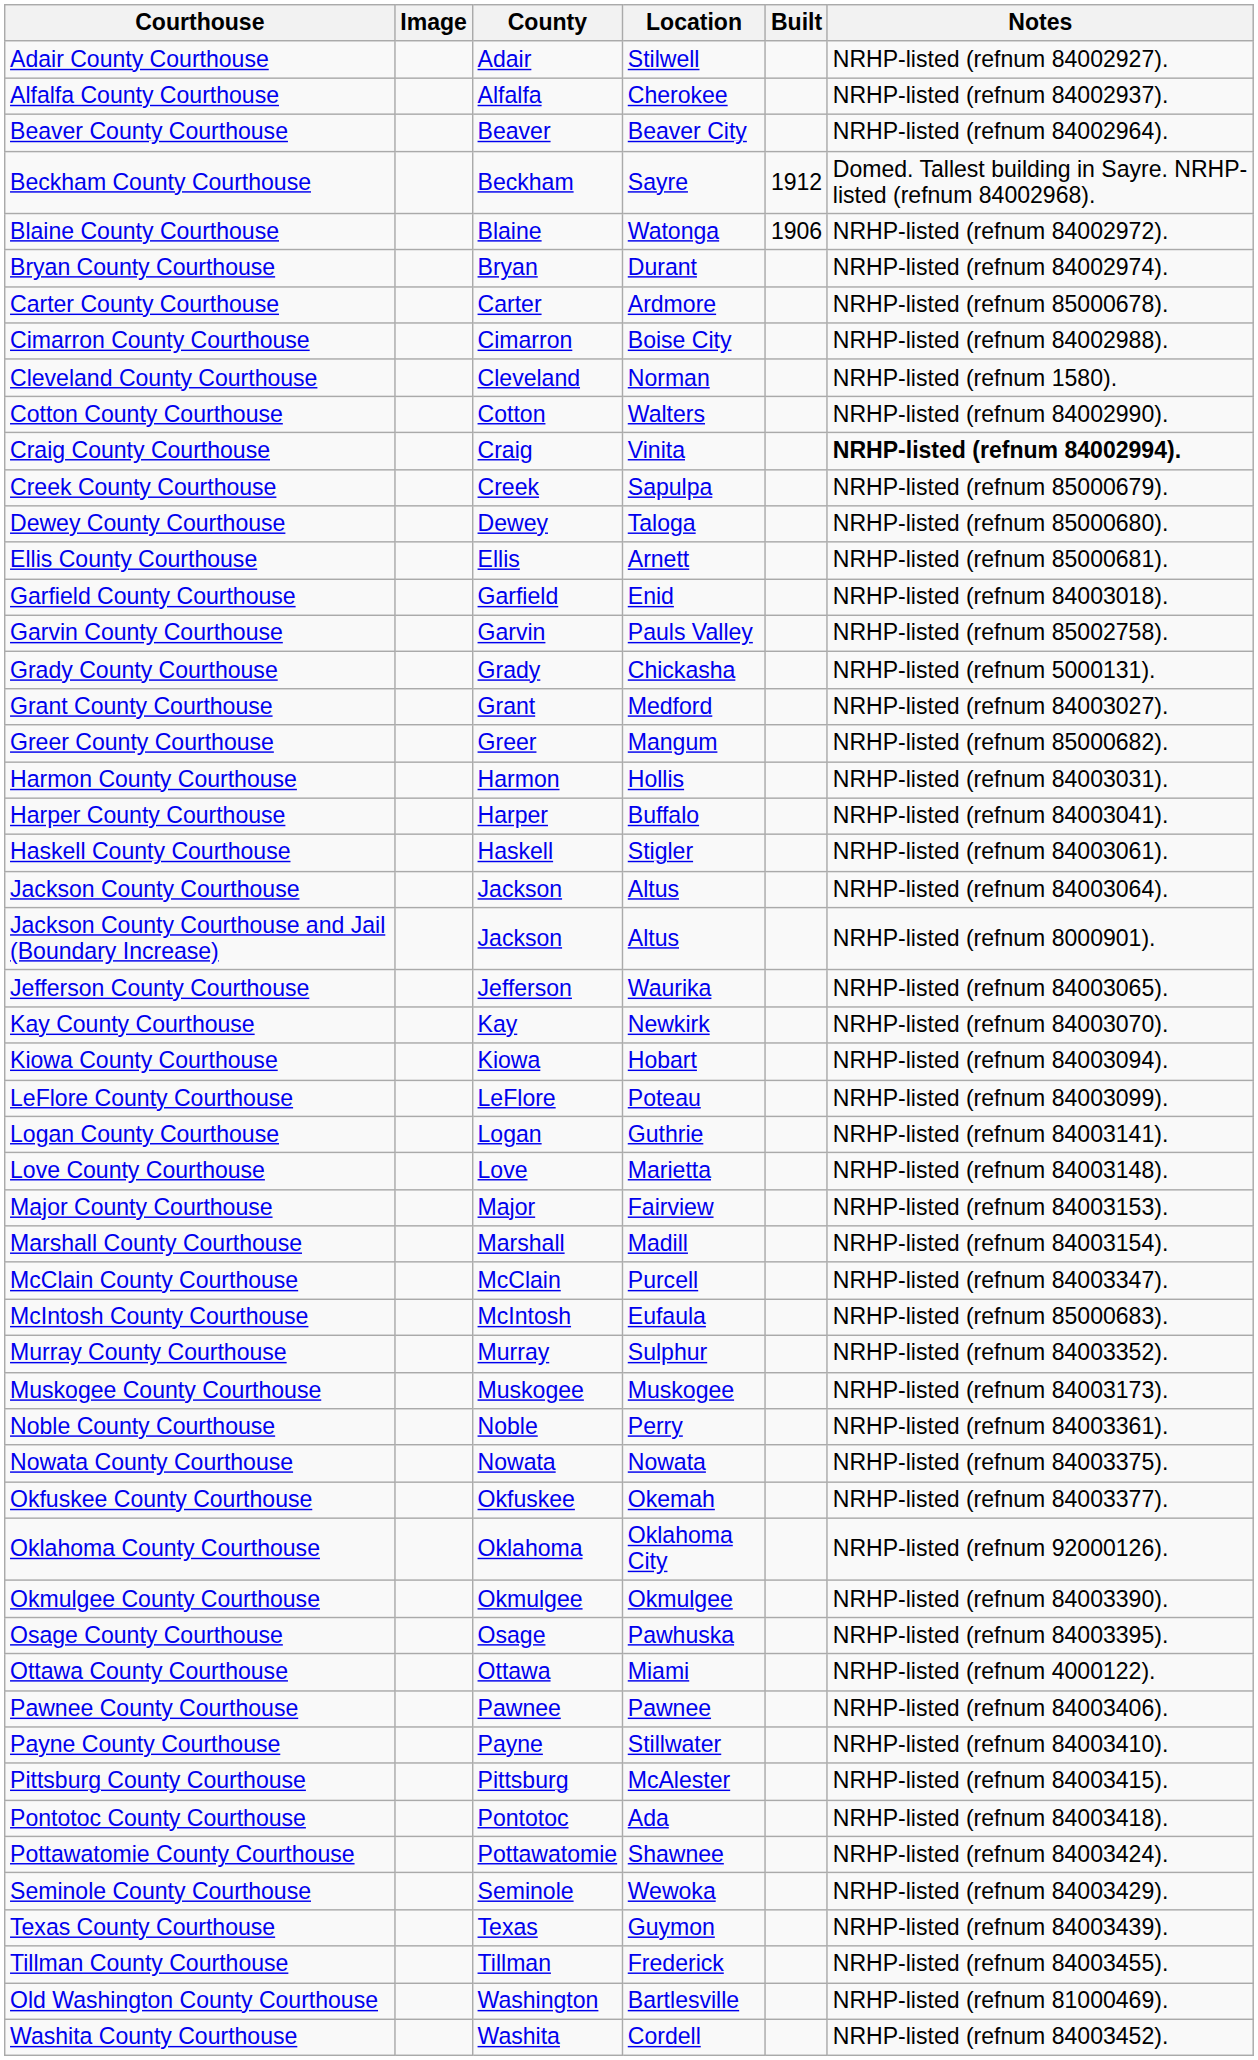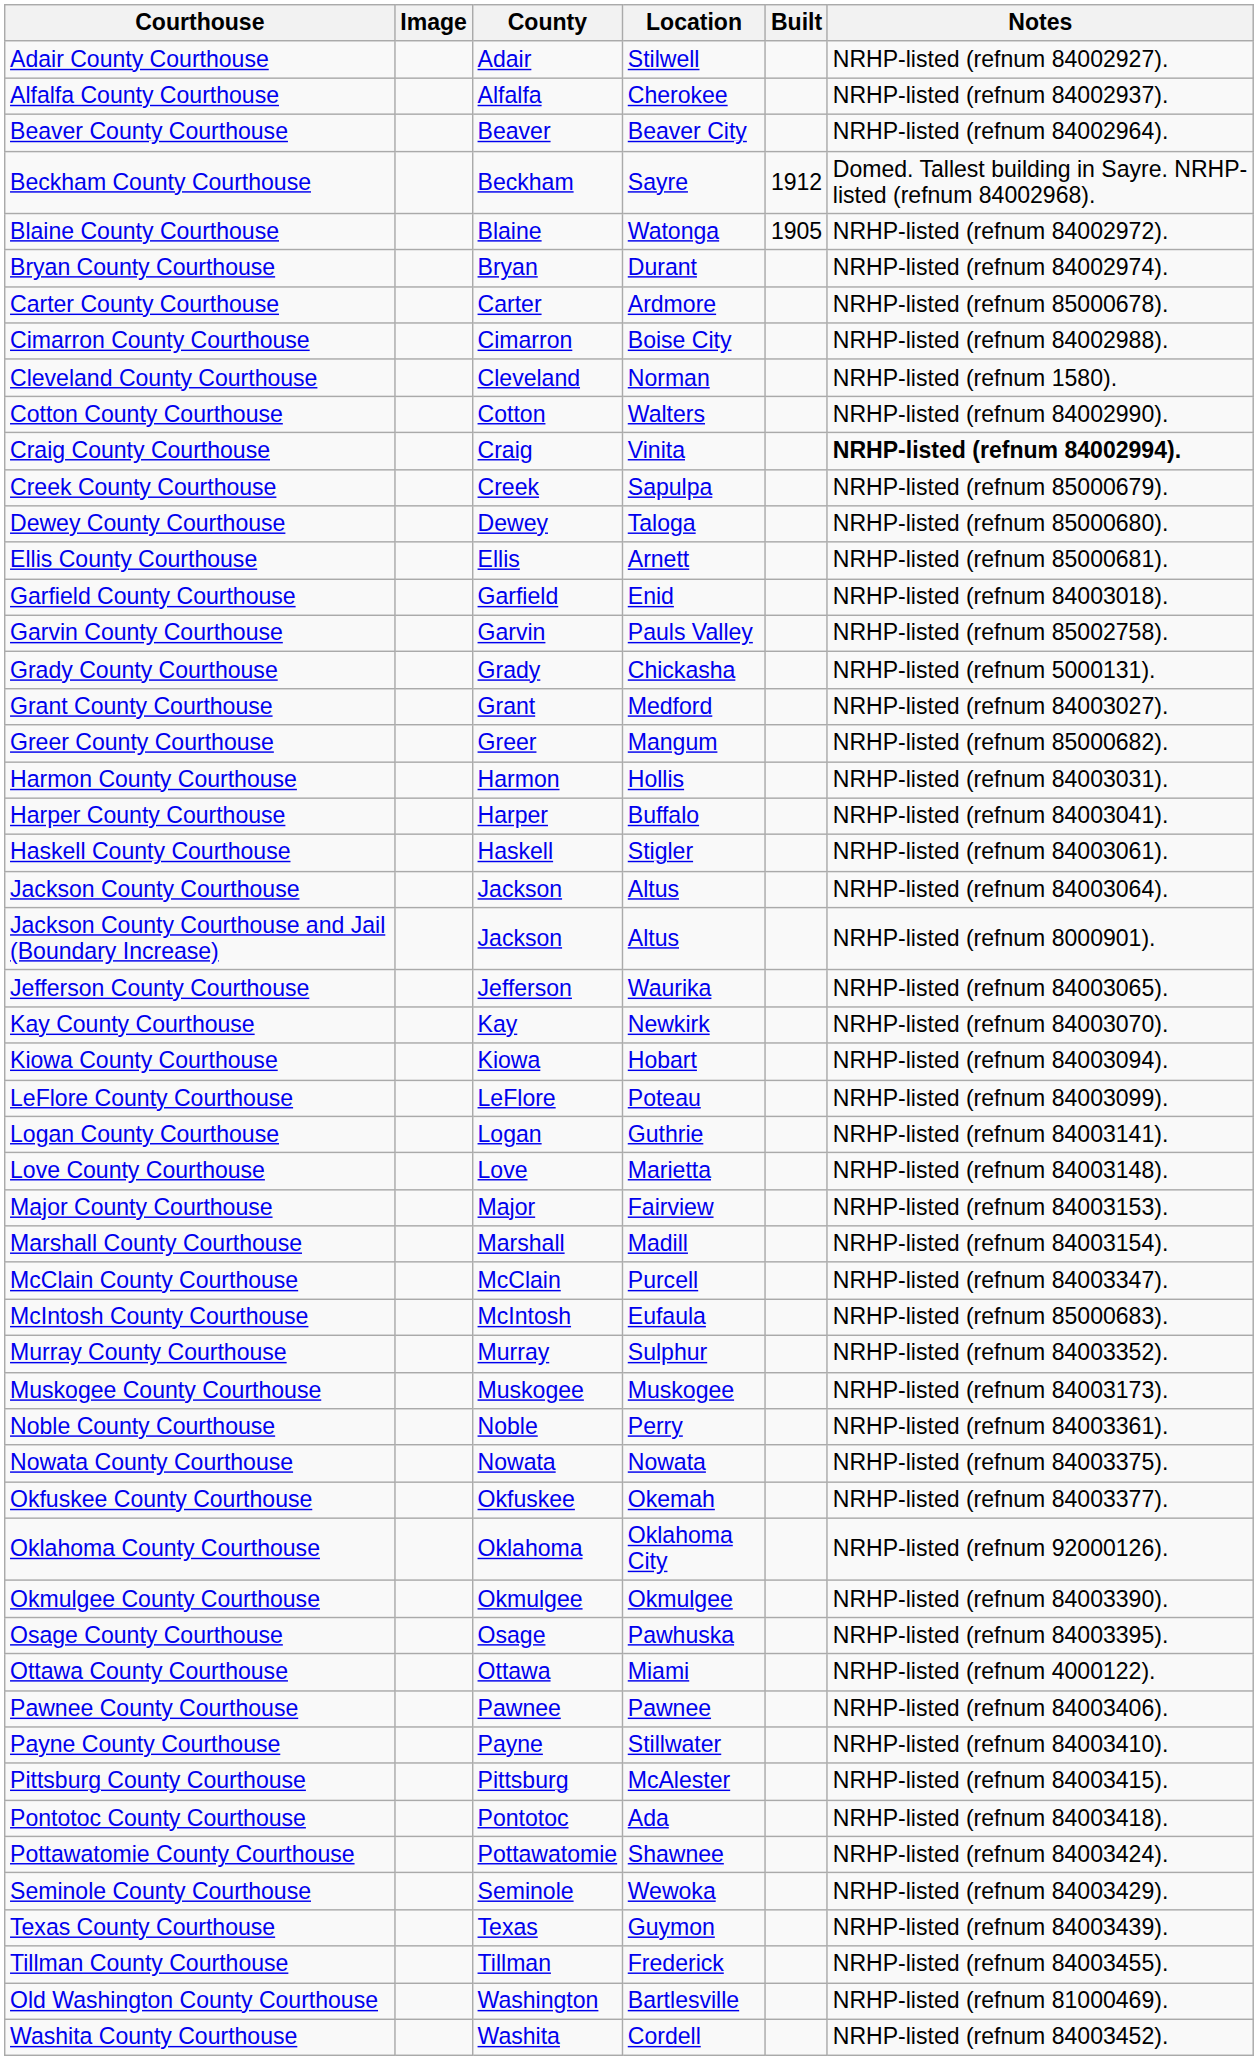(797, 231) 1906 -> (797, 231) 1905
